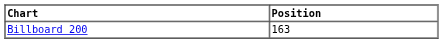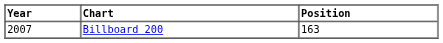+ column: (20, 13)
